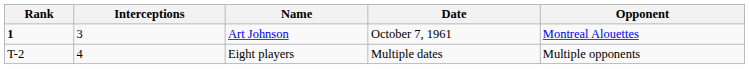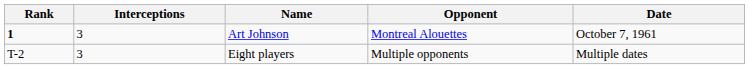columns swapped: (642, 14) <-> (454, 14)
(80, 53) 4 -> (80, 53) 3
